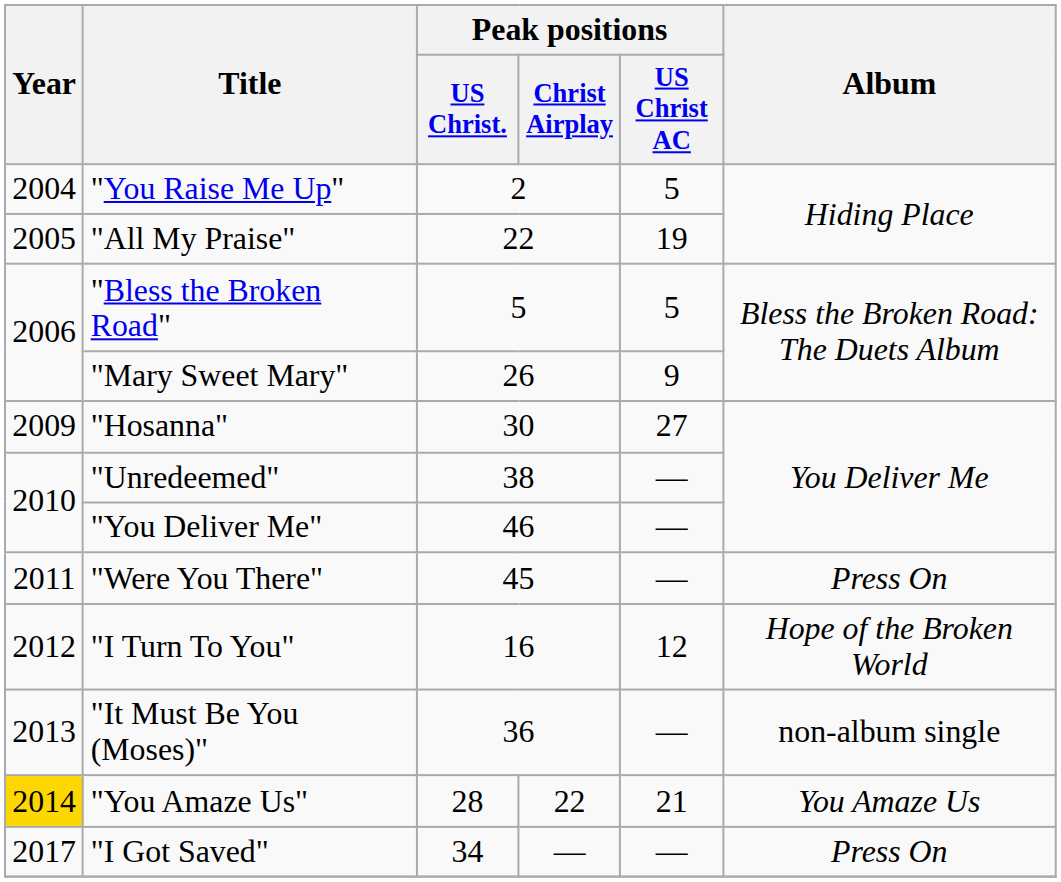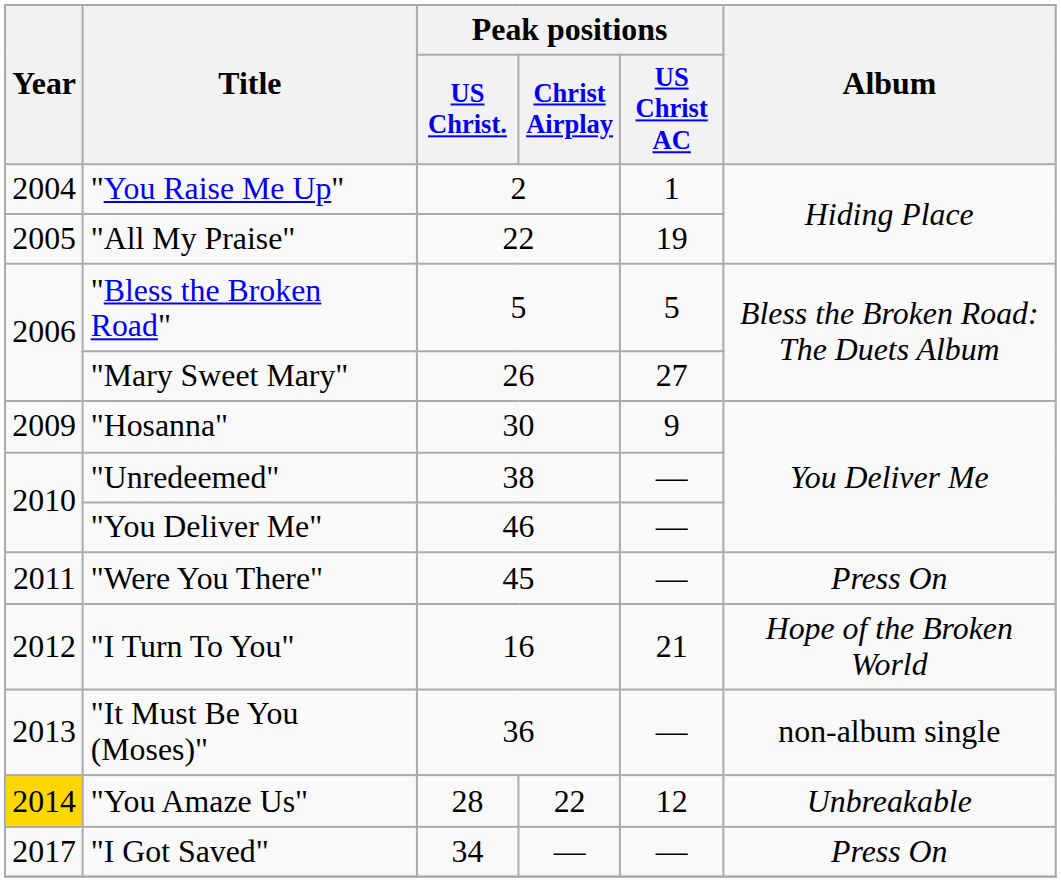(672, 188) 5 -> (672, 188) 1
(672, 375) 9 -> (672, 375) 27
(672, 426) 27 -> (672, 426) 9
(672, 646) 12 -> (672, 646) 21
(672, 800) 21 -> (672, 800) 12
(889, 800) You Amaze Us -> (889, 800) Unbreakable
